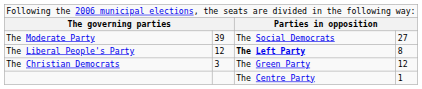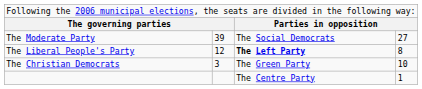(403, 64) 12 -> (403, 64) 10
